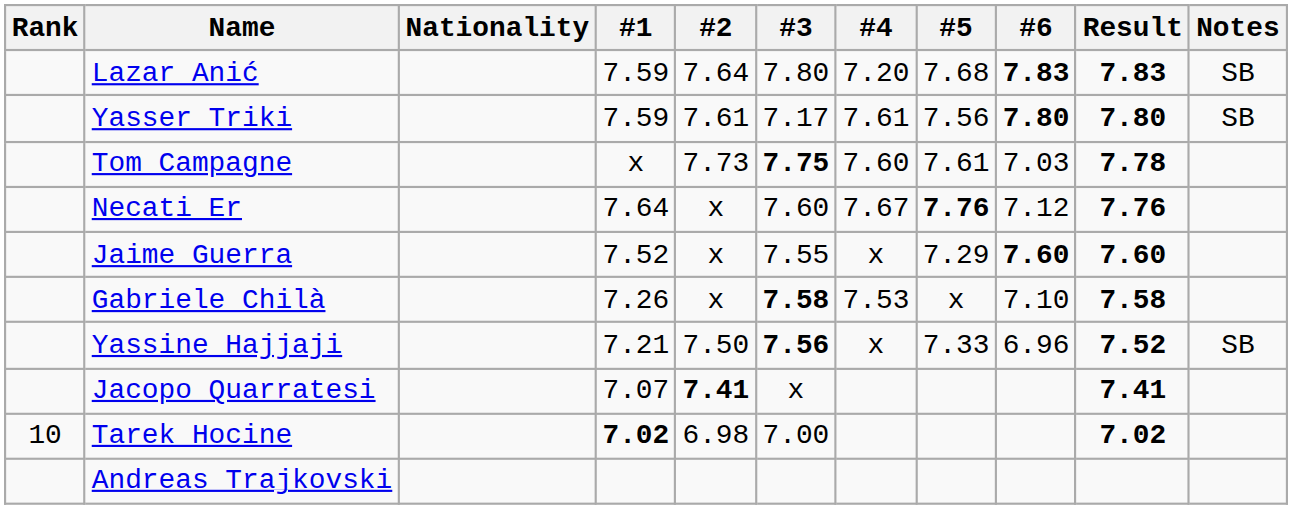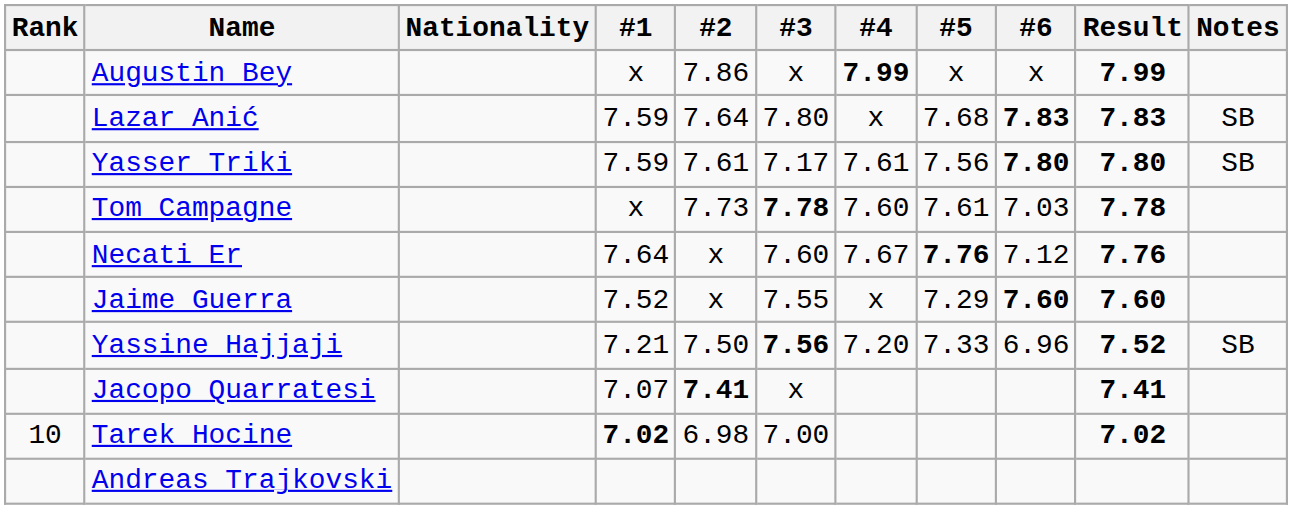+ row: (192, 73)
(876, 73) 7.20 -> (876, 118) x
(796, 164) 7.75 -> (796, 209) 7.78
- row: (209, 300)
(876, 345) x -> (876, 345) 7.20
